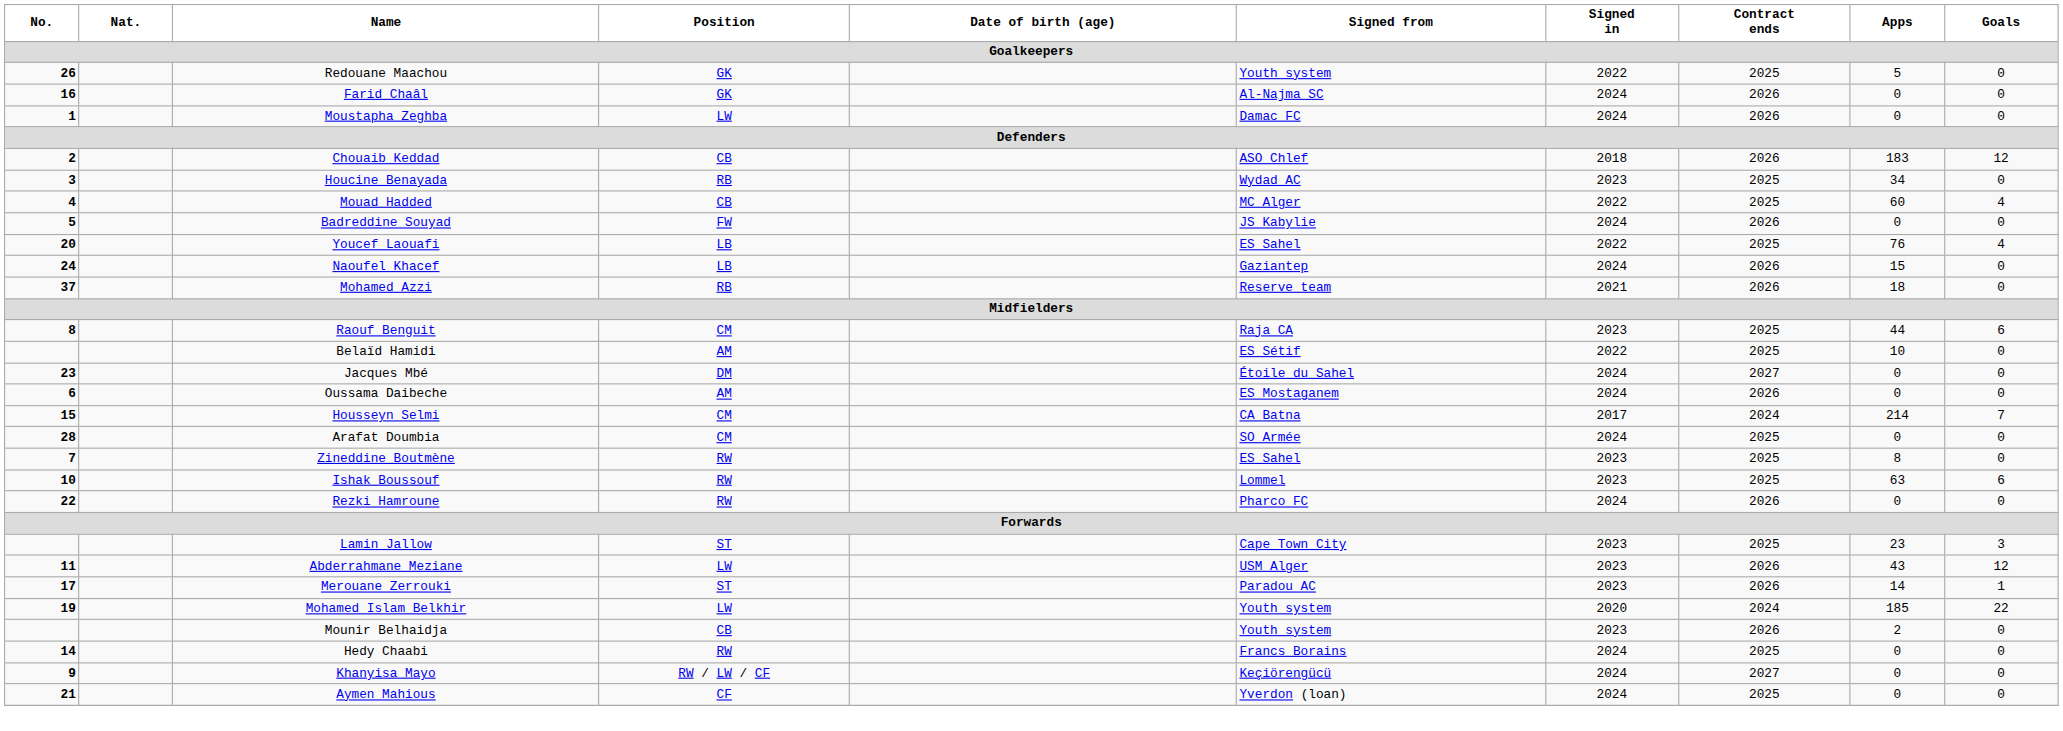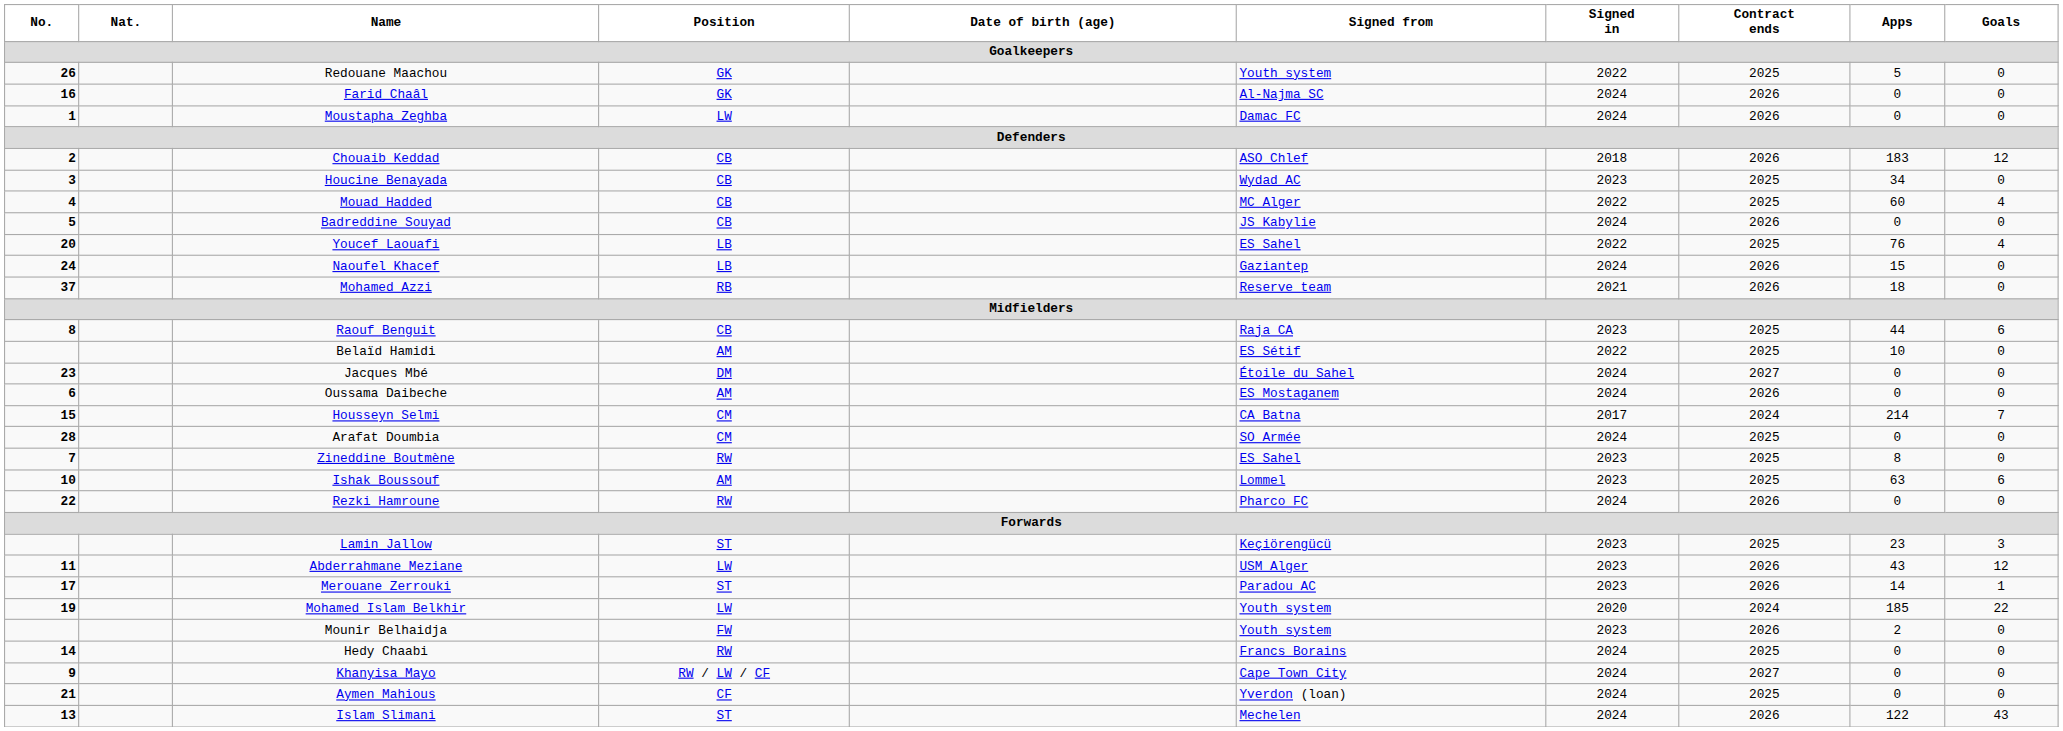(724, 180) RB -> (724, 180) CB
(724, 223) FW -> (724, 223) CB
(724, 330) CM -> (724, 330) CB
(724, 480) RW -> (724, 480) AM
(1293, 544) Cape Town City -> (1285, 544) Keçiörengücü
(724, 630) CB -> (724, 630) FW
(1285, 673) Keçiörengücü -> (1293, 673) Cape Town City
+ row: (386, 716)
